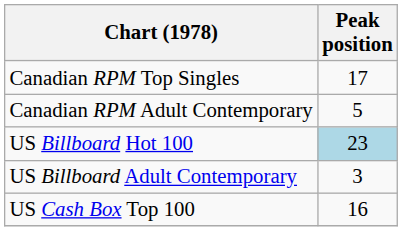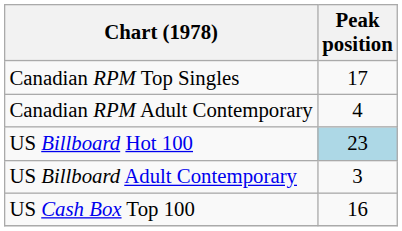(358, 110) 5 -> (358, 110) 4
